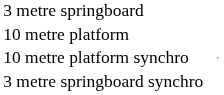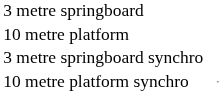rows swapped: (103, 81) <-> (96, 57)
